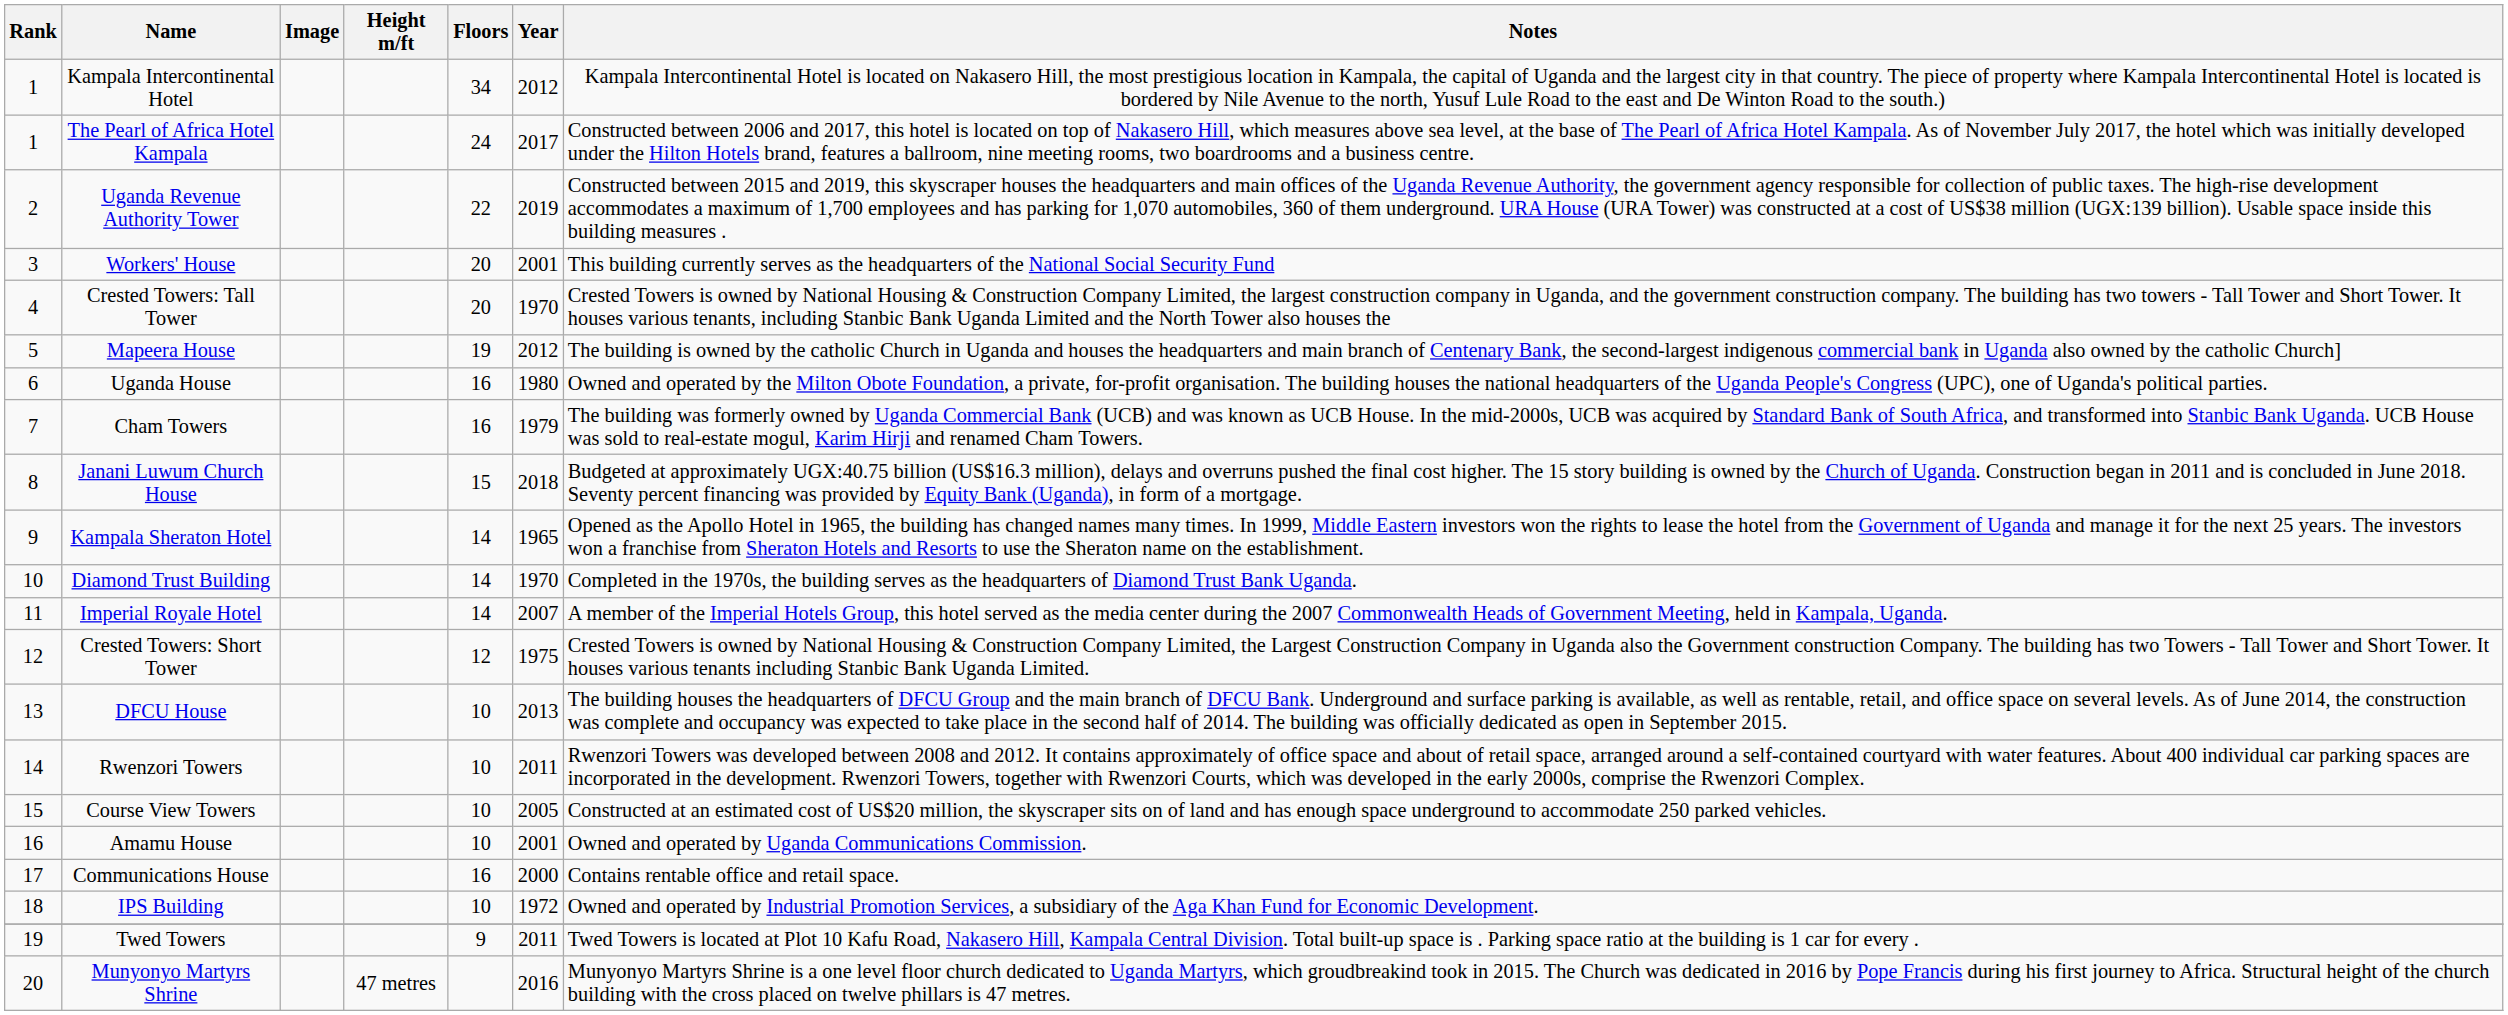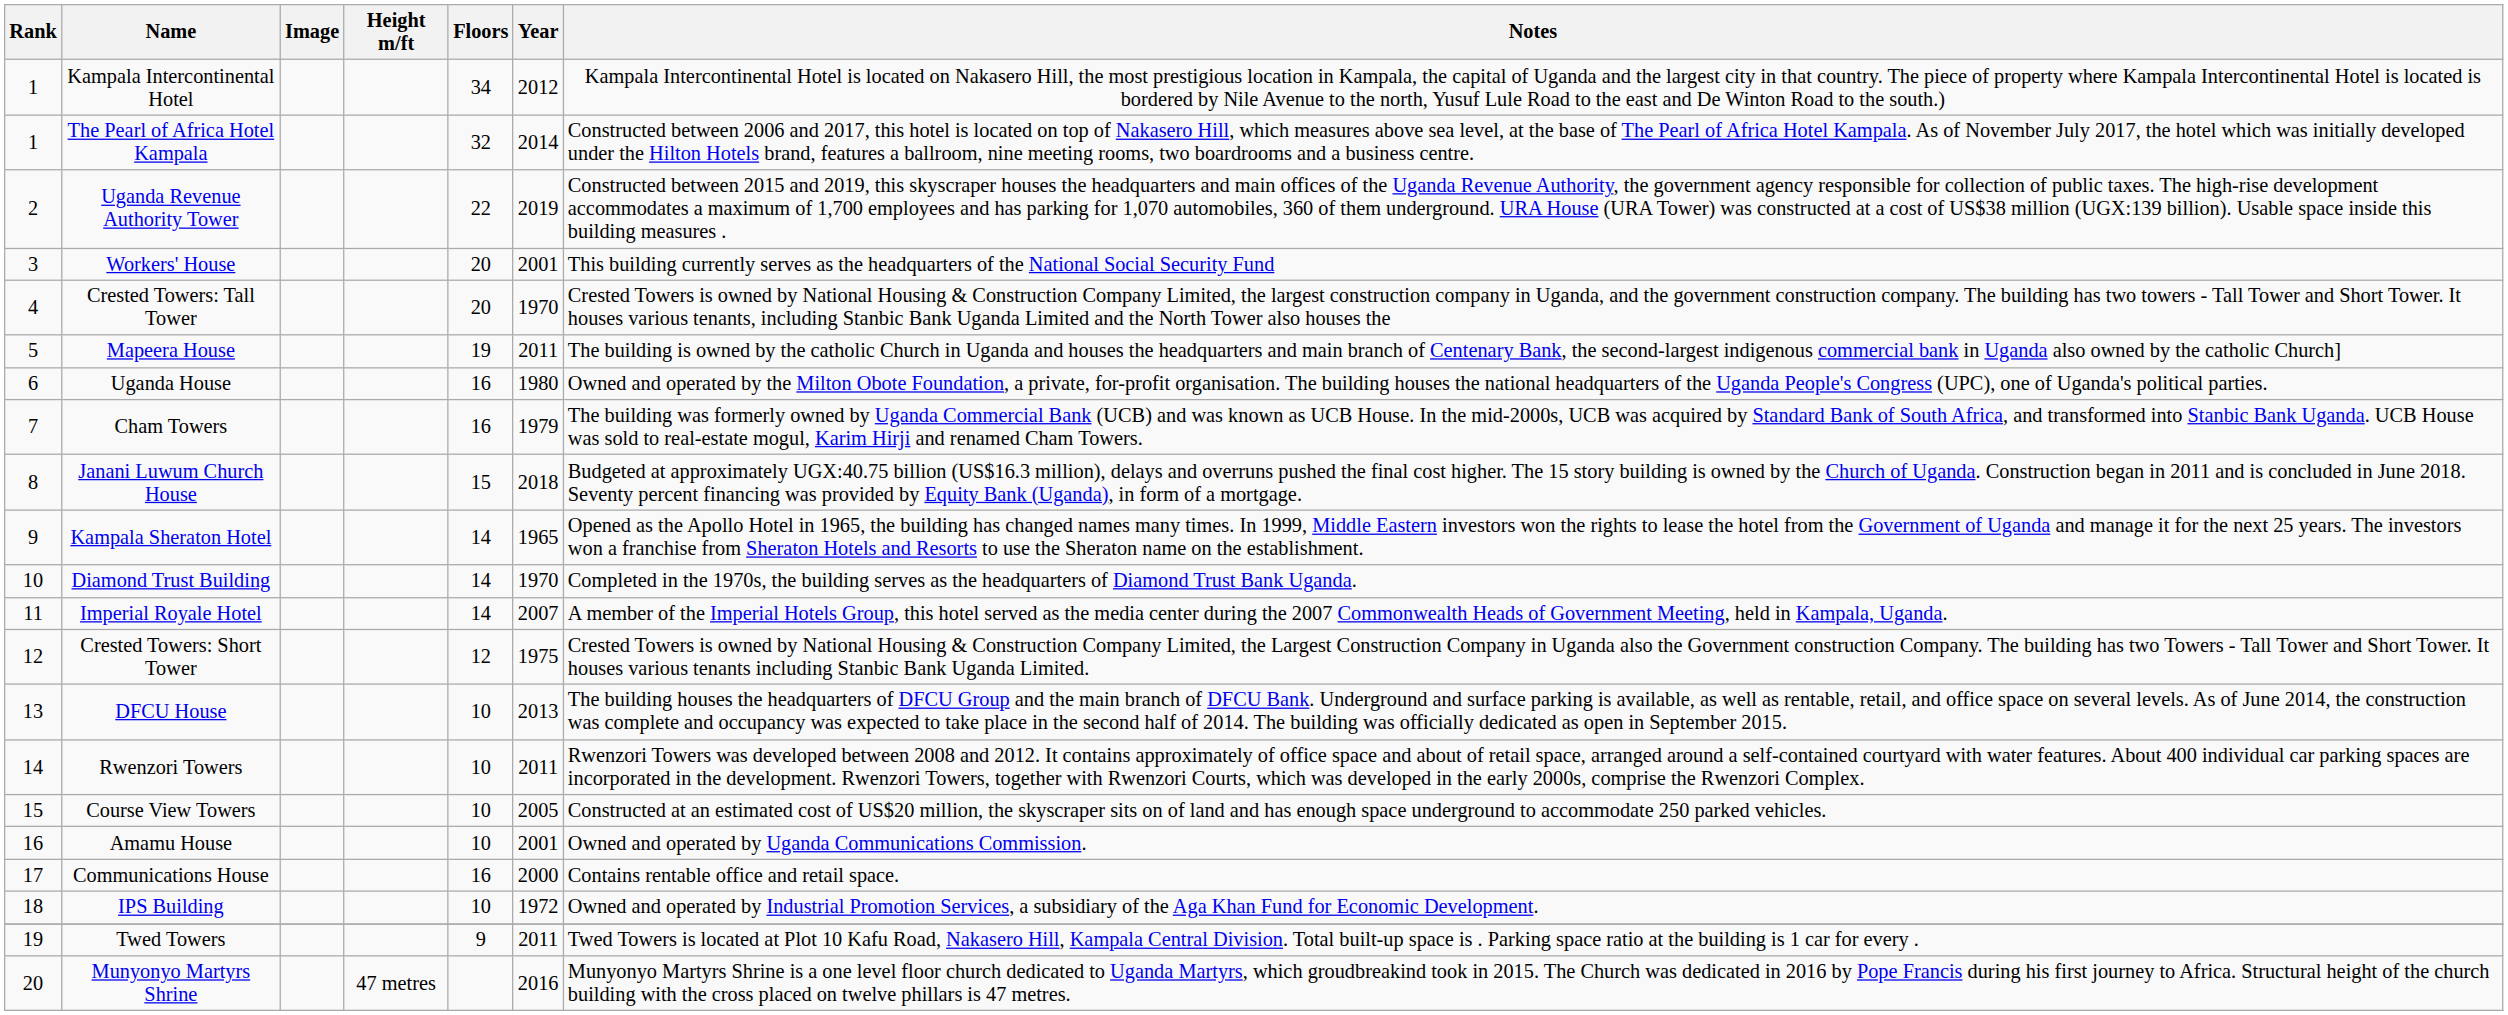(481, 142) 24 -> (481, 142) 32
(538, 142) 2017 -> (538, 142) 2014
(538, 351) 2012 -> (538, 351) 2011
